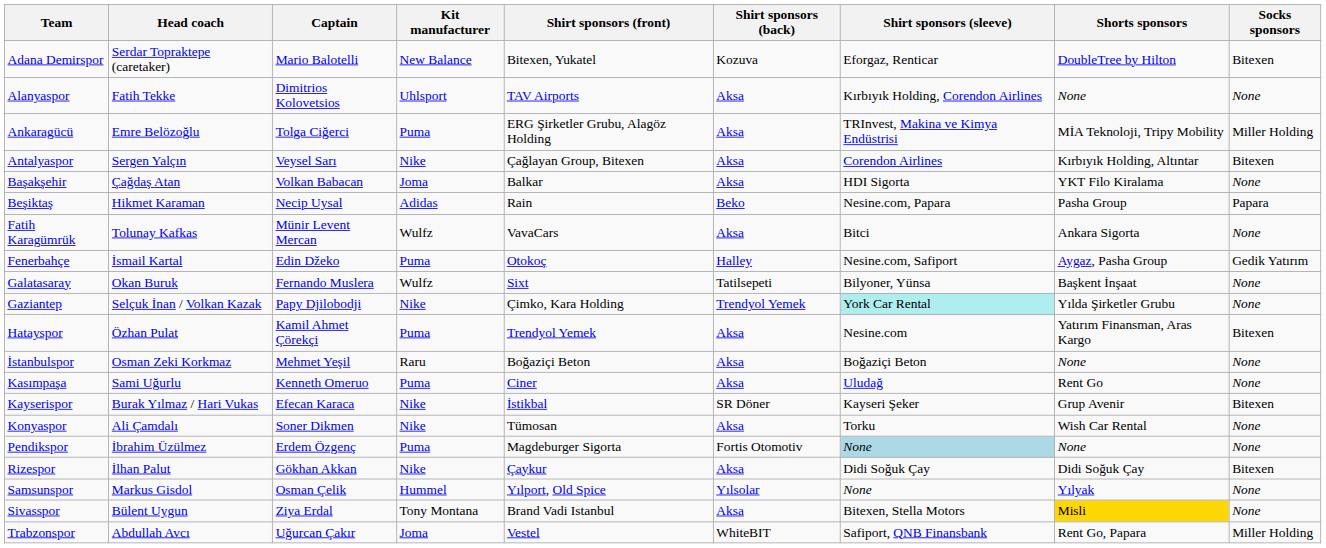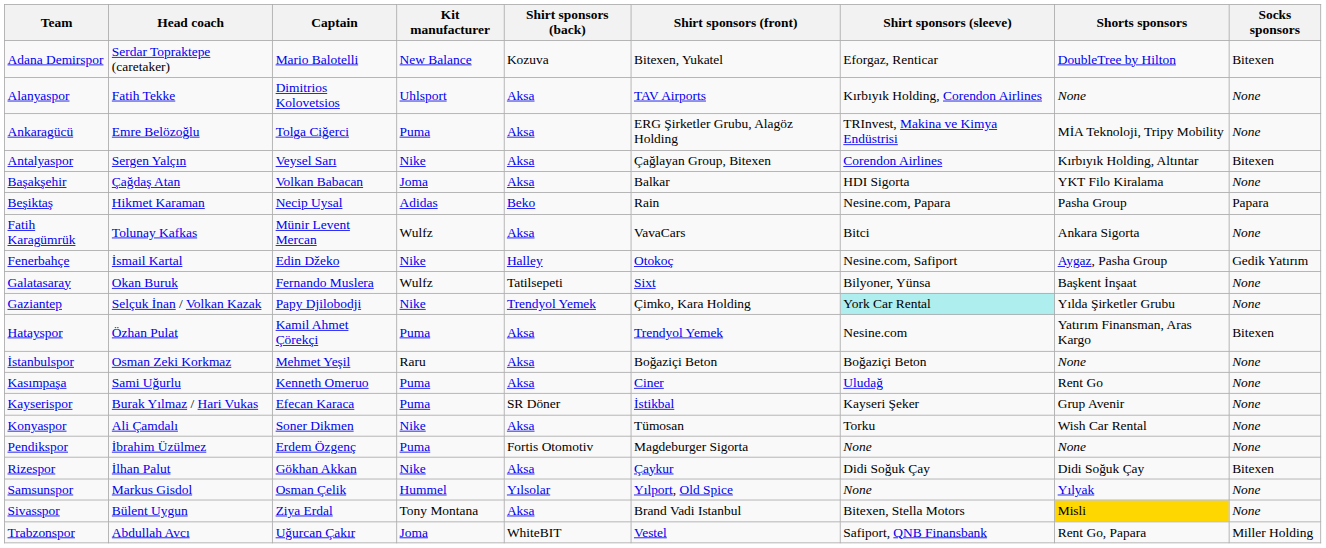columns swapped: (608, 22) <-> (777, 22)
(1273, 132) Miller Holding -> (1246, 132) None
(415, 261) Puma -> (413, 261) Nike
(413, 404) Nike -> (415, 404) Puma
(1253, 404) Bitexen -> (1246, 404) None
(858, 446) lightblue background -> (858, 446) no background
